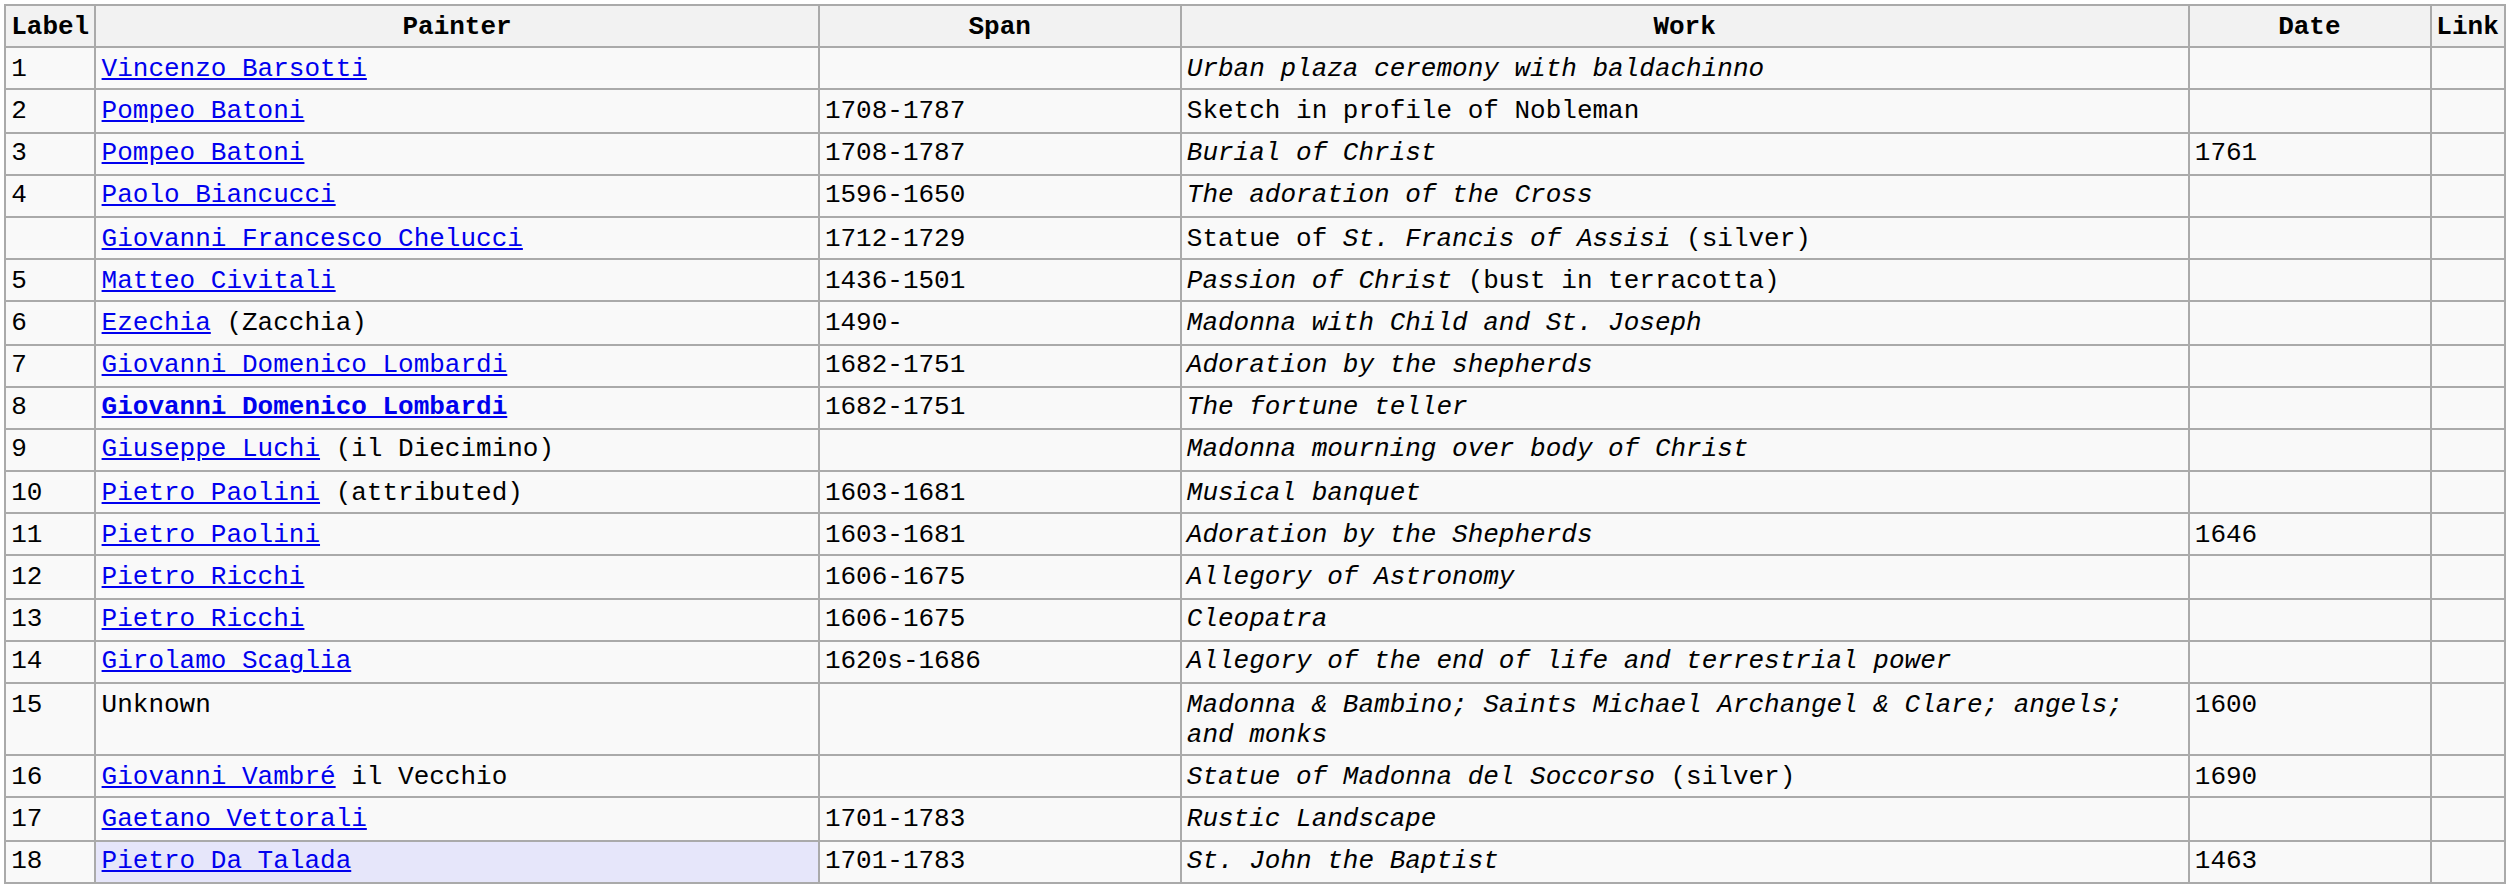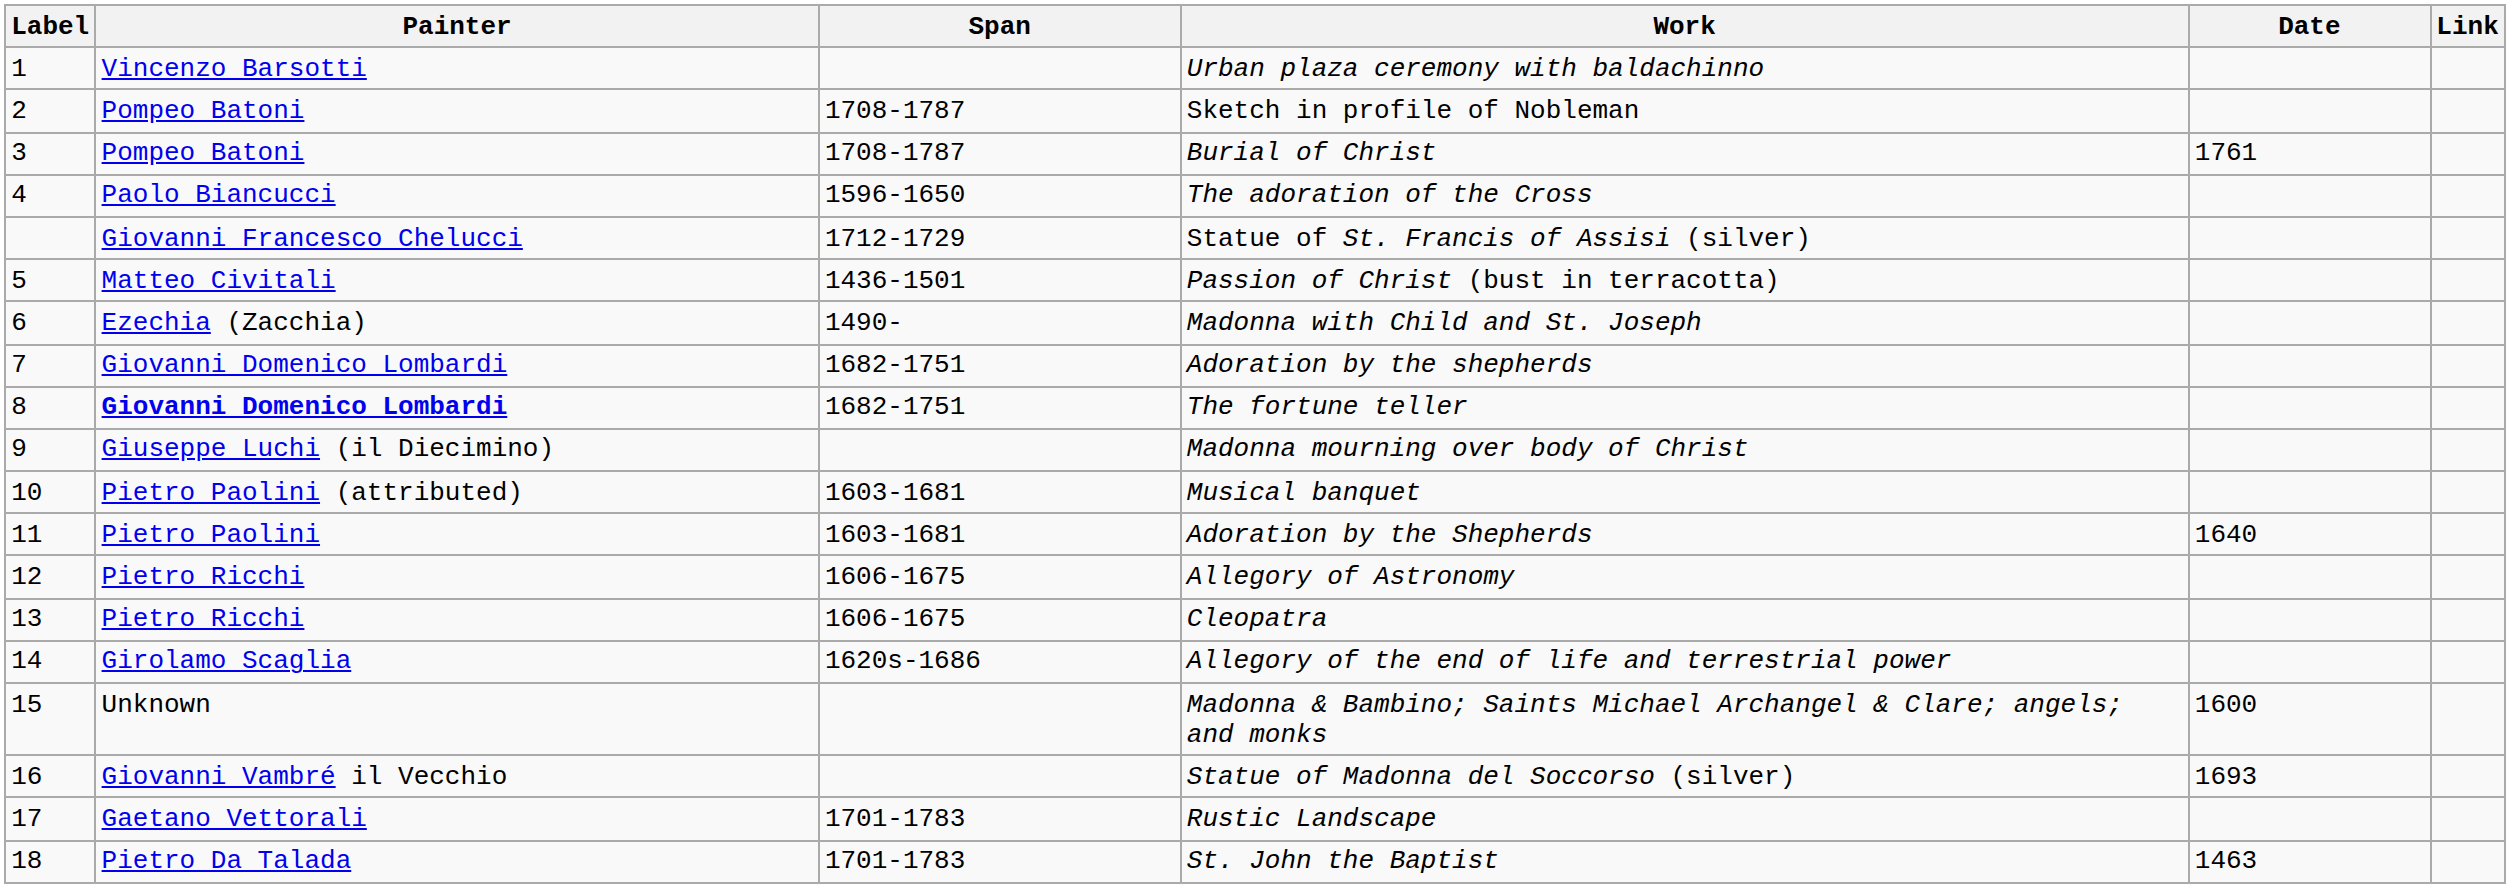(2226, 535) 1646 -> (2226, 535) 1640
(2226, 777) 1690 -> (2226, 777) 1693
(226, 861) lavender background -> (226, 861) no background
